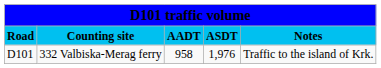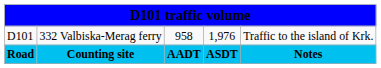rows swapped: (21, 35) <-> (20, 54)
